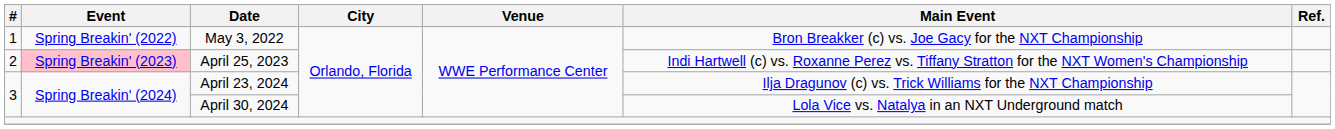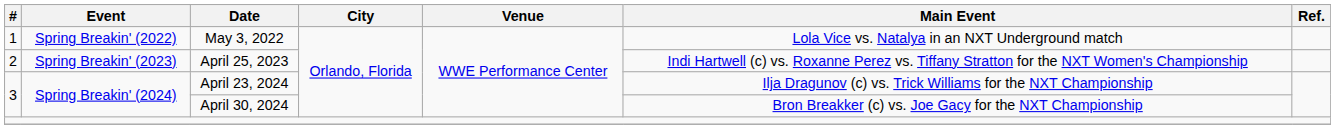(958, 38) Bron Breakker (c) vs. Joe Gacy for the NXT Championship -> (958, 38) Lola Vice vs. Natalya in an NXT Underground match
(106, 60) pink background -> (106, 60) no background
(958, 105) Lola Vice vs. Natalya in an NXT Underground match -> (958, 105) Bron Breakker (c) vs. Joe Gacy for the NXT Championship
